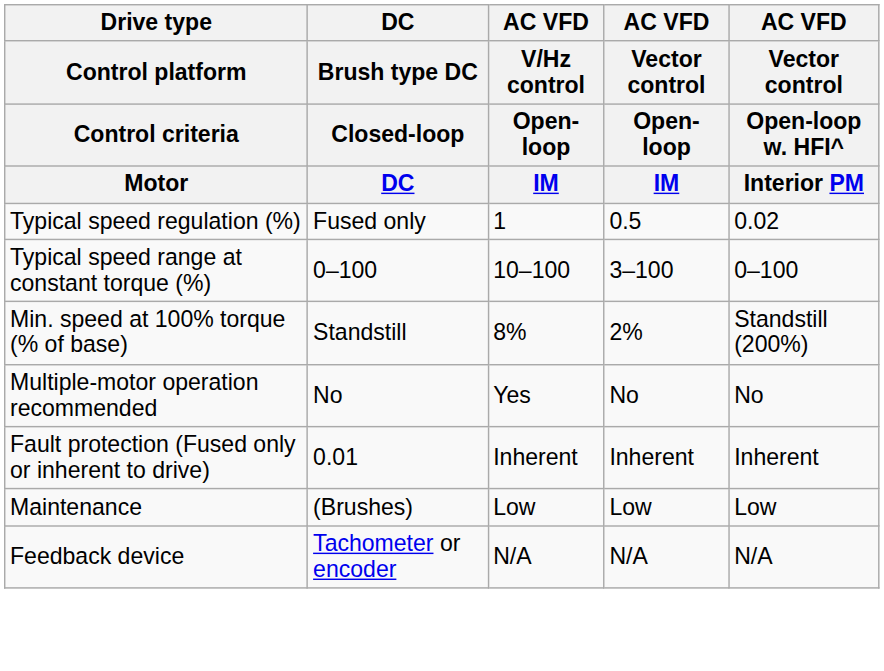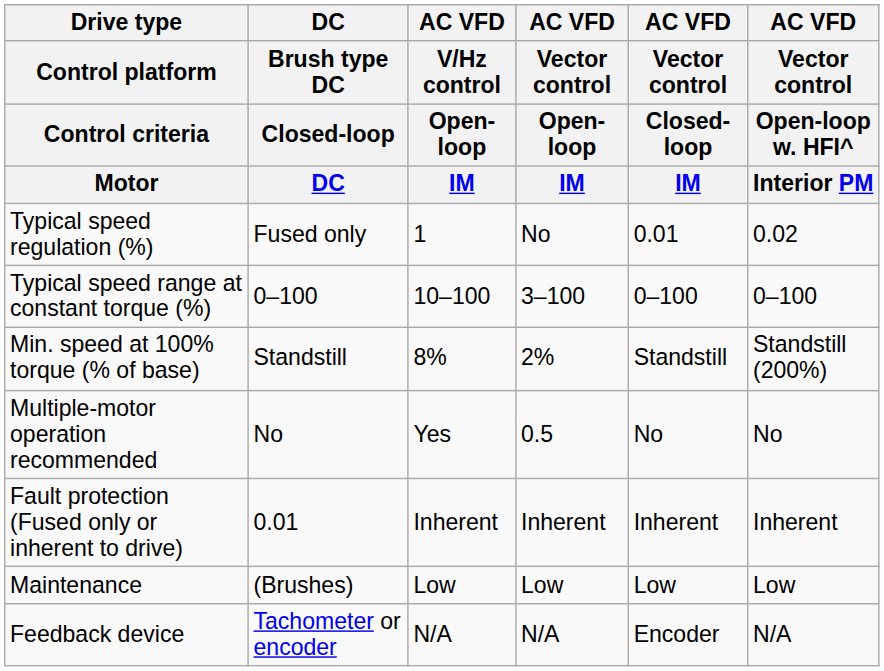+ column: (688, 184)
(625, 220) 0.5 -> (536, 233) No
(624, 395) No -> (537, 434) 0.5
